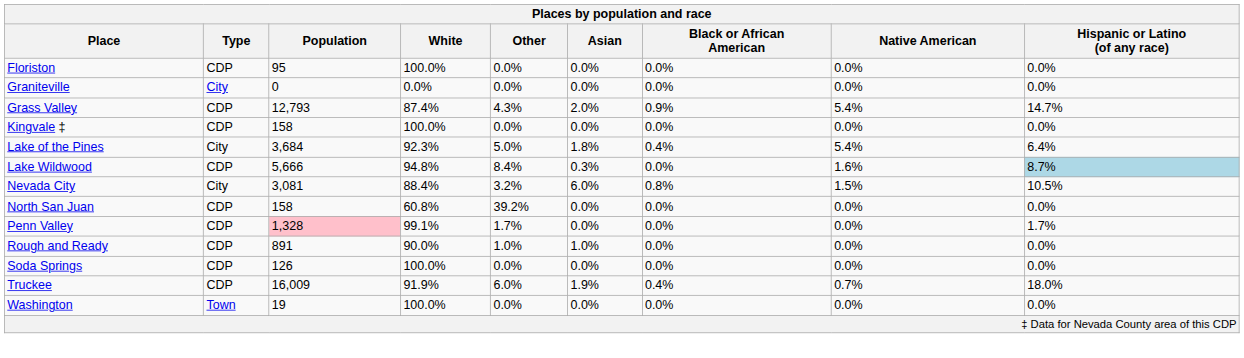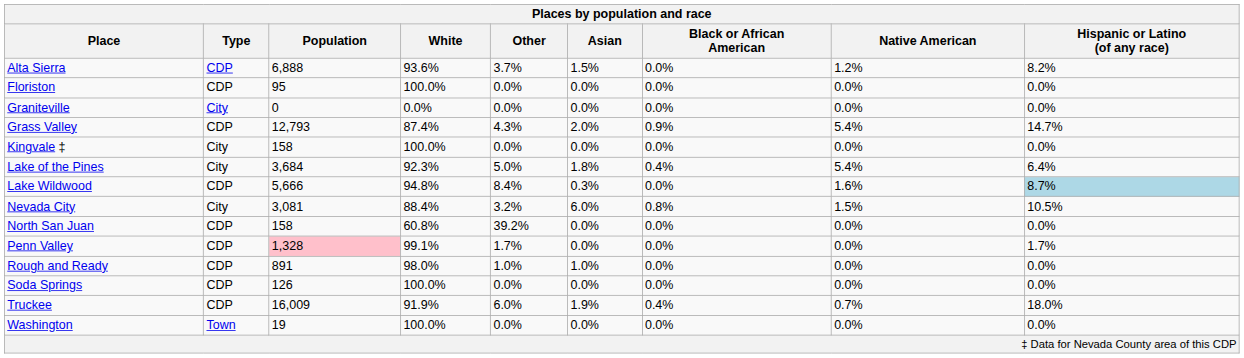+ row: (36, 68)
(220, 127) CDP -> (217, 147) City
(421, 246) 90.0% -> (421, 265) 98.0%
